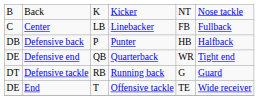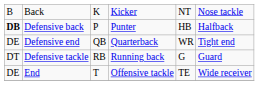- row: (37, 27)
(13, 42) normal -> (13, 27) bold
